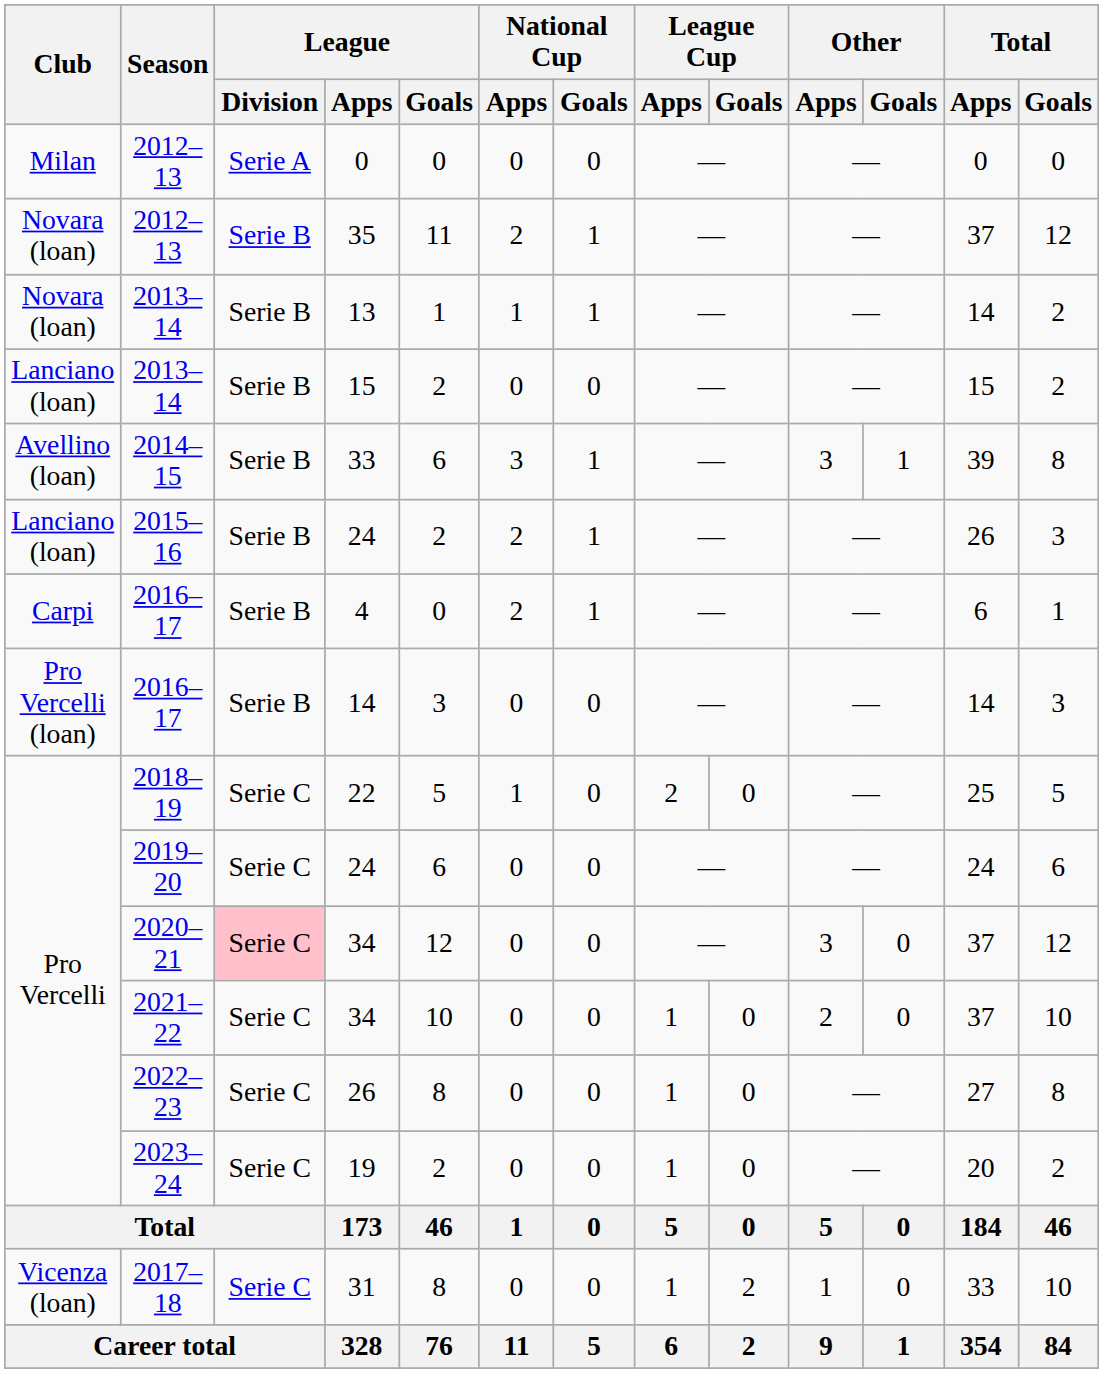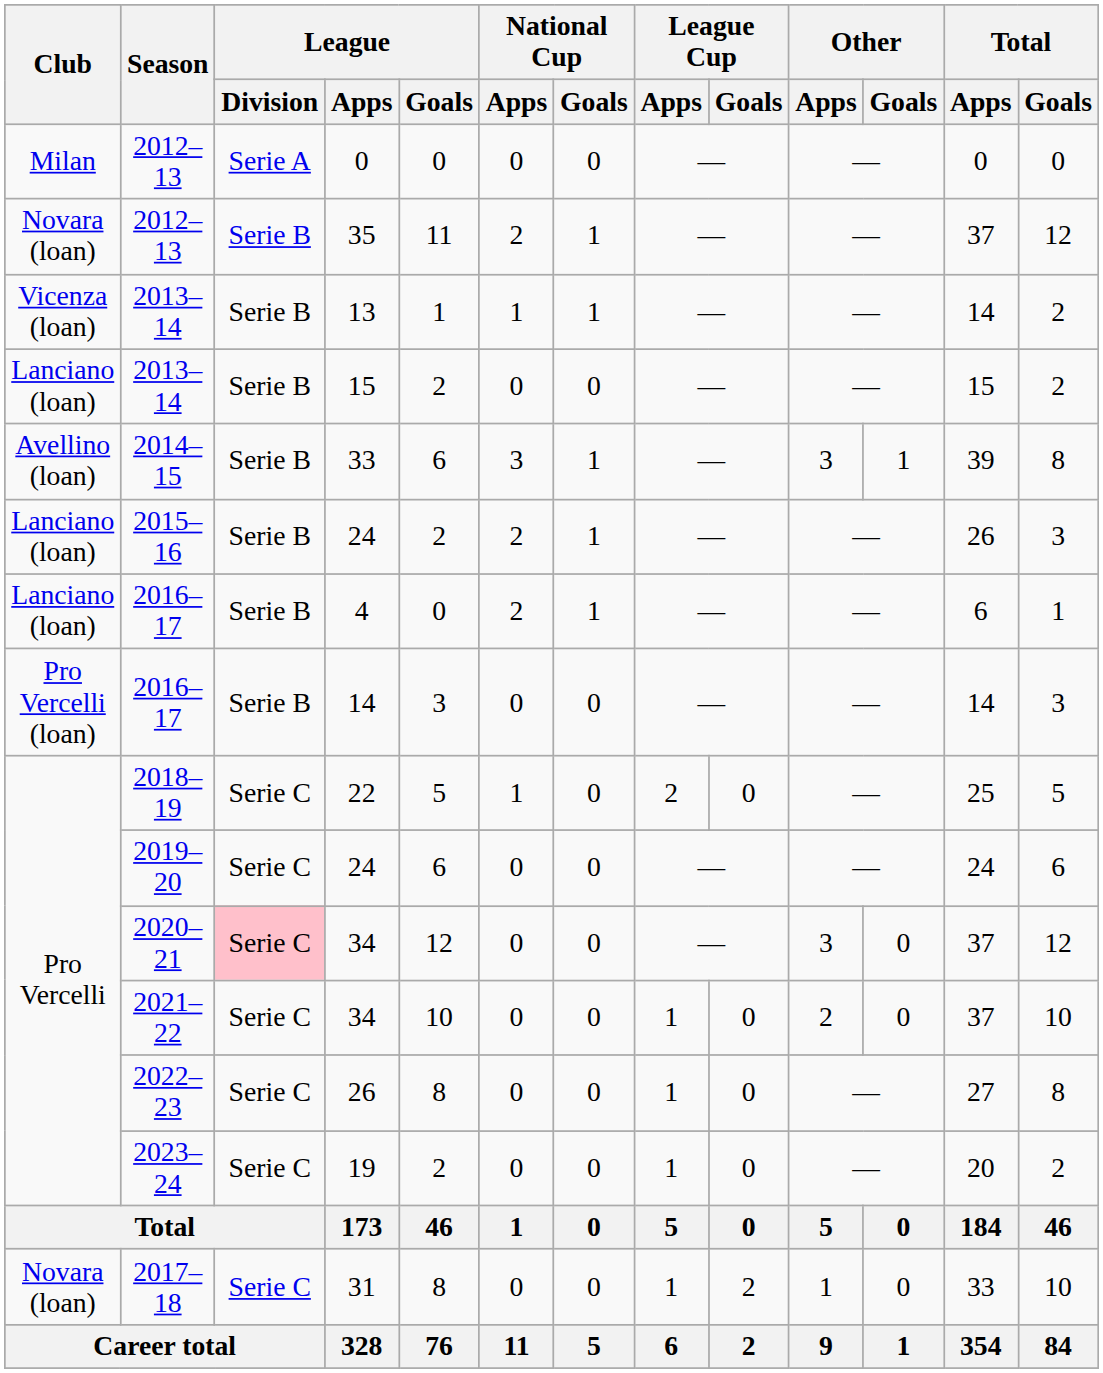(63, 311) Novara (loan) -> (63, 311) Vicenza (loan)
(63, 611) Carpi -> (63, 611) Lanciano (loan)
(63, 1286) Vicenza (loan) -> (63, 1286) Novara (loan)
